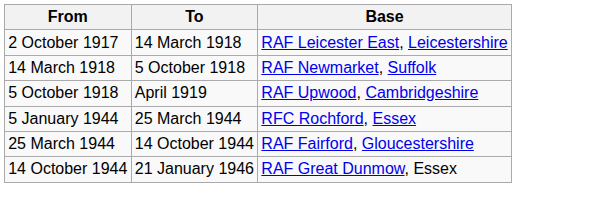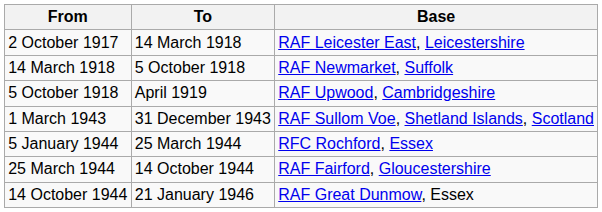+ row: (57, 118)
